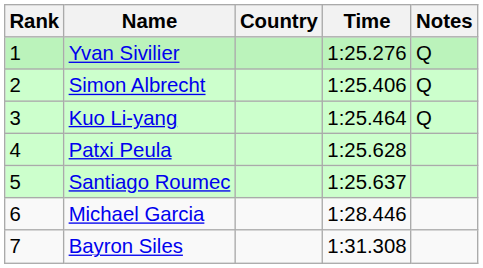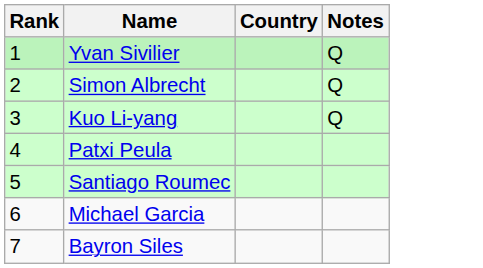- column: (367, 21)
